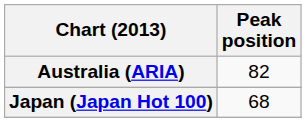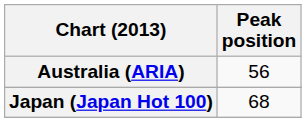(259, 71) 82 -> (259, 71) 56
